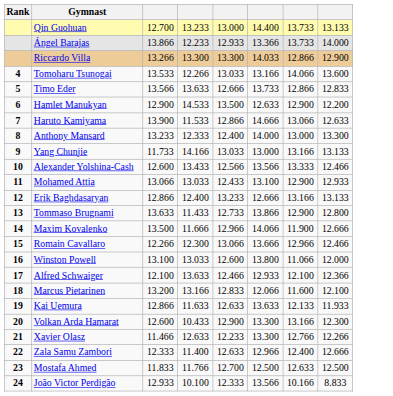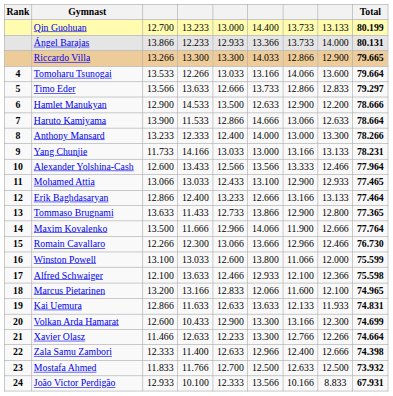+ column: (370, 12)
